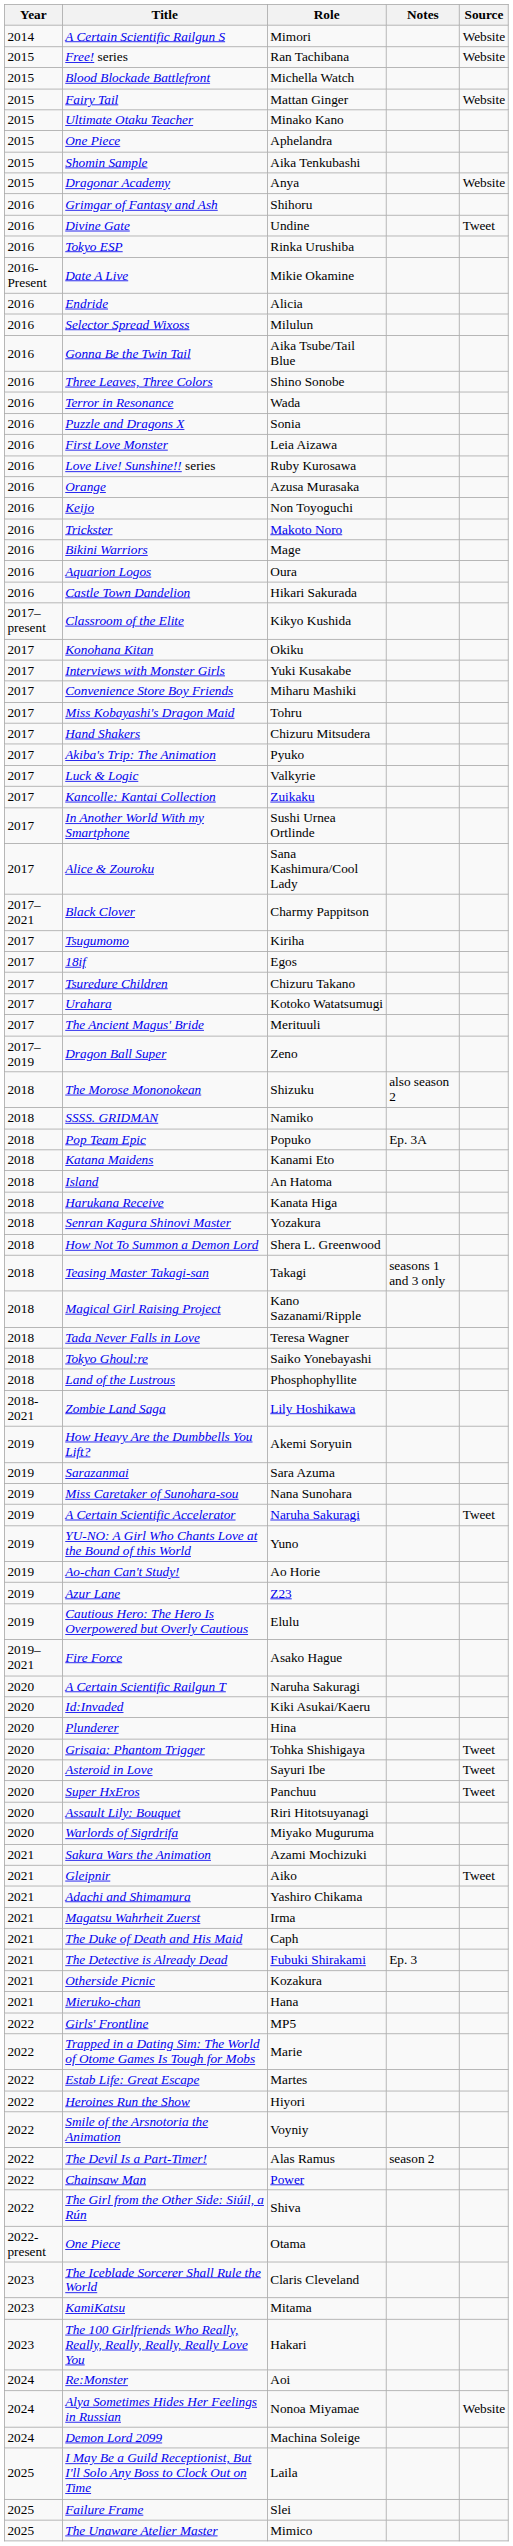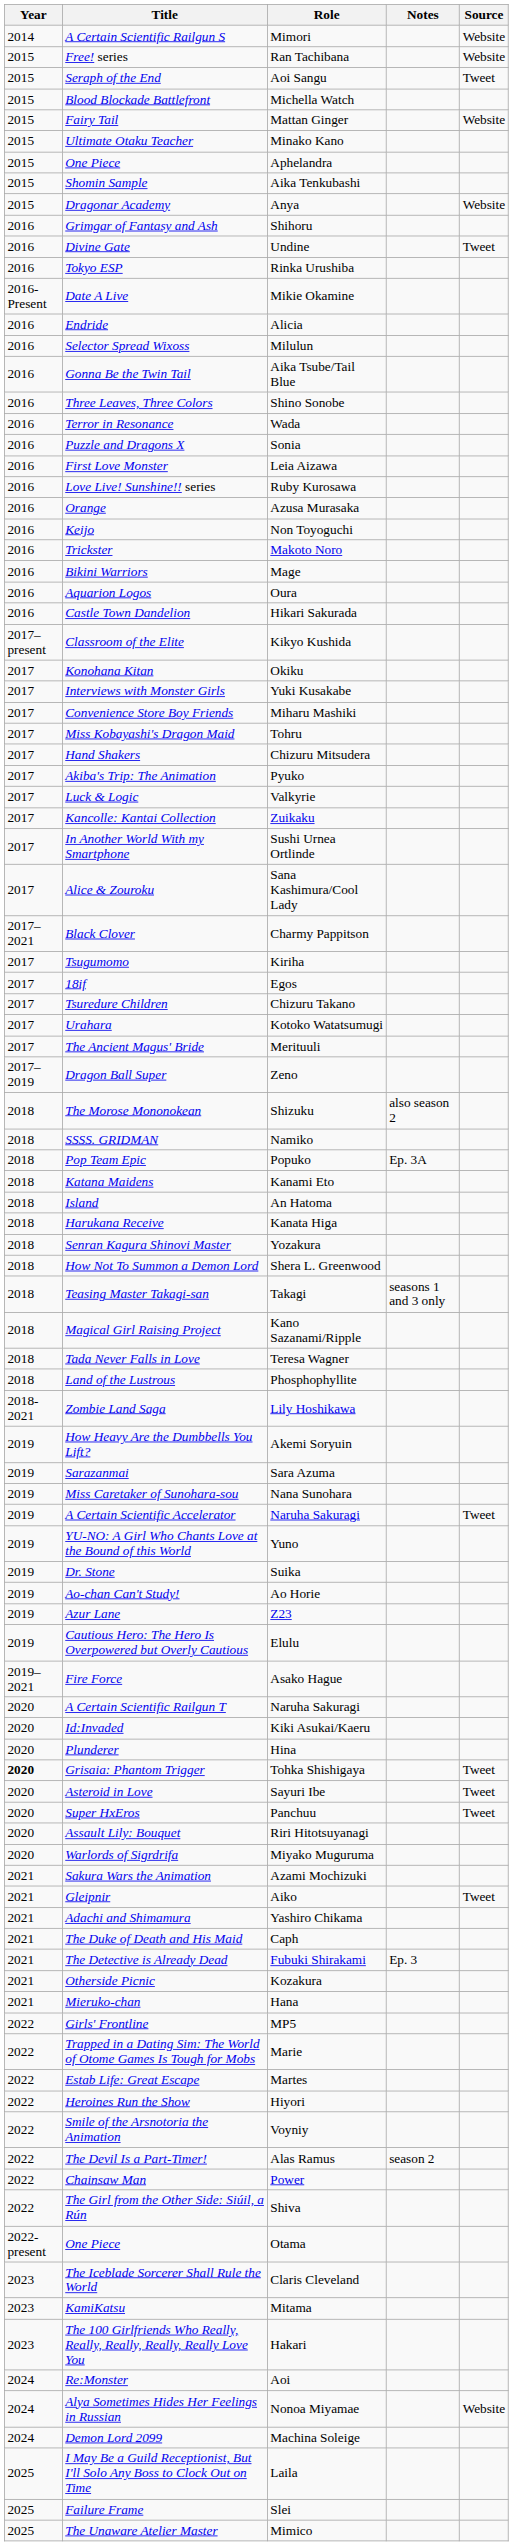+ row: (113, 78)
- row: (107, 1358)
+ row: (90, 1572)
(21, 1749) normal -> (21, 1770) bold
- row: (133, 1917)
